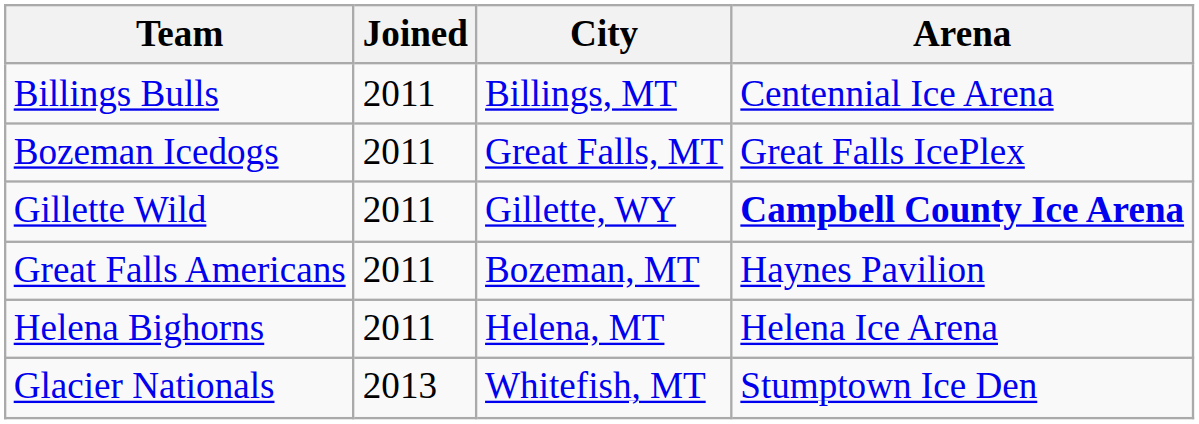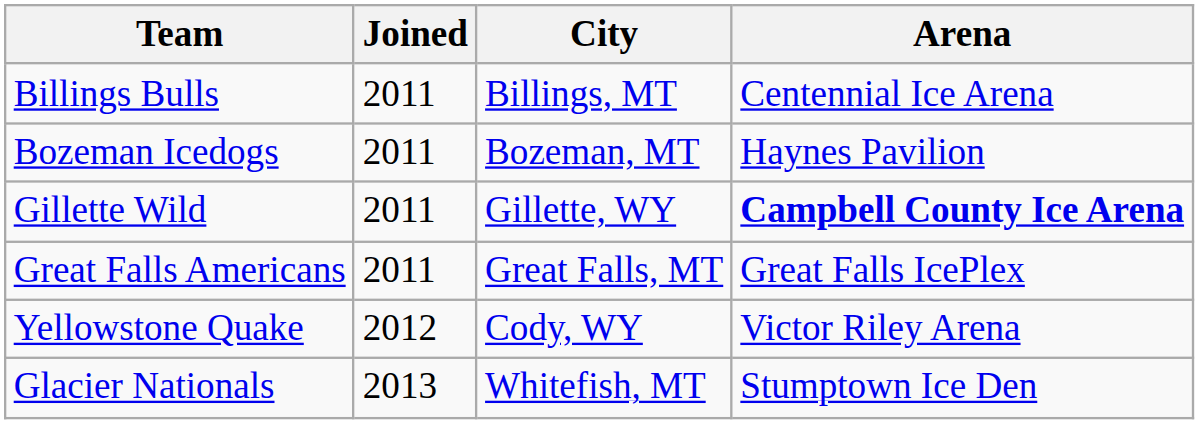(604, 151) Great Falls, MT -> (592, 151) Bozeman, MT
(883, 151) Great Falls IcePlex -> (863, 151) Haynes Pavilion
(592, 269) Bozeman, MT -> (604, 269) Great Falls, MT
(863, 269) Haynes Pavilion -> (883, 269) Great Falls IcePlex
- row: (139, 328)
+ row: (159, 328)
